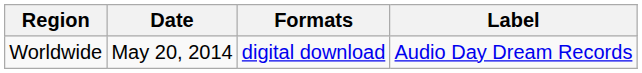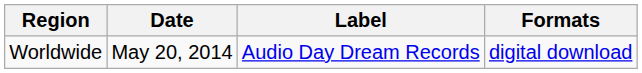columns swapped: (513, 20) <-> (314, 20)
